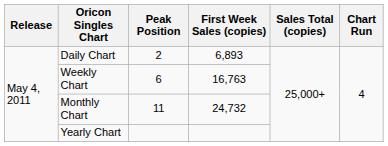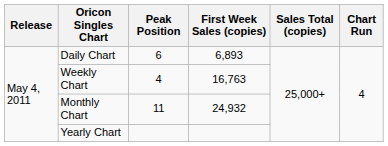(159, 55) 2 -> (159, 55) 6
(159, 79) 6 -> (159, 79) 4
(229, 109) 24,732 -> (229, 109) 24,932
